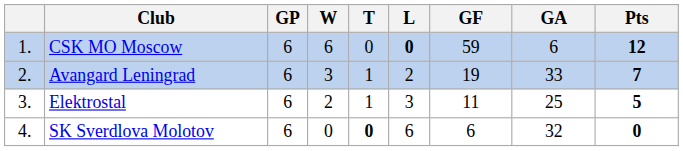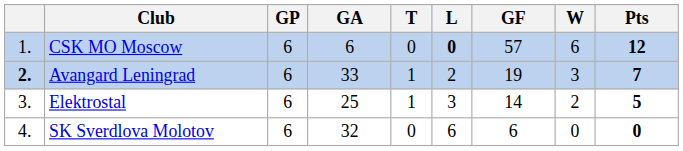columns swapped: (328, 18) <-> (554, 18)
(471, 46) 59 -> (513, 46) 57
(25, 74) normal -> (25, 74) bold
(471, 103) 11 -> (513, 103) 14
(369, 131) bold -> (411, 131) normal
